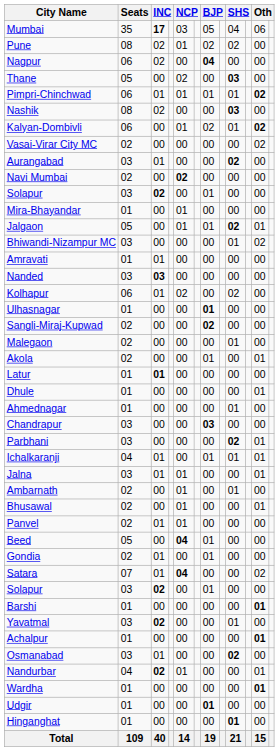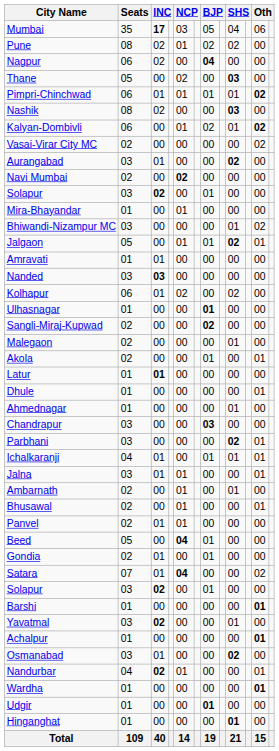rows swapped: (61, 243) <-> (25, 227)
